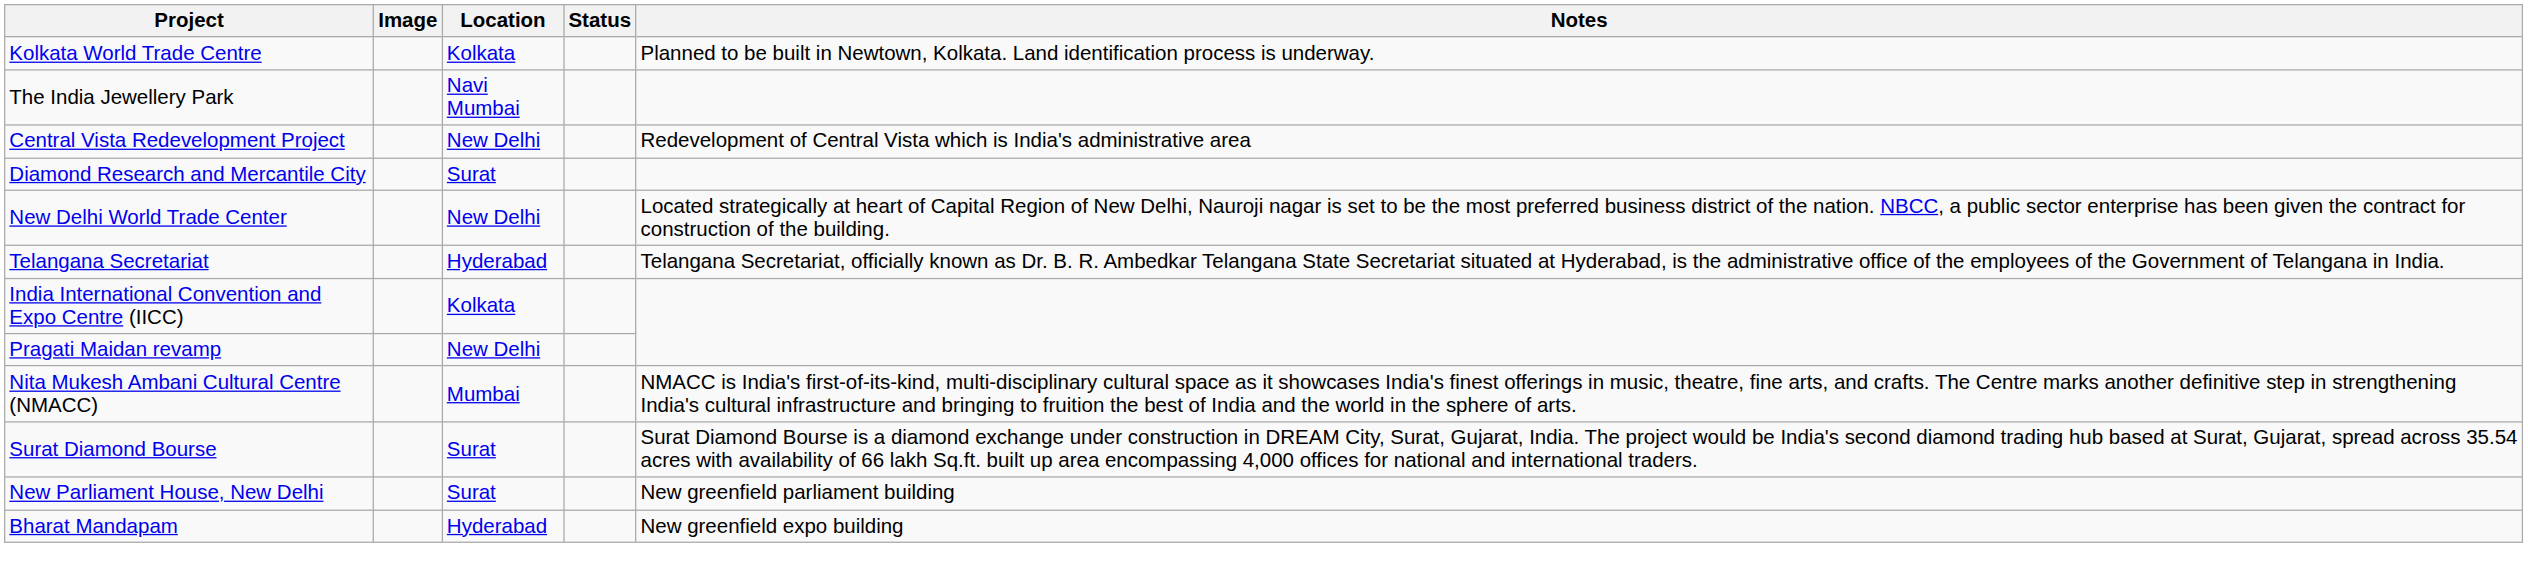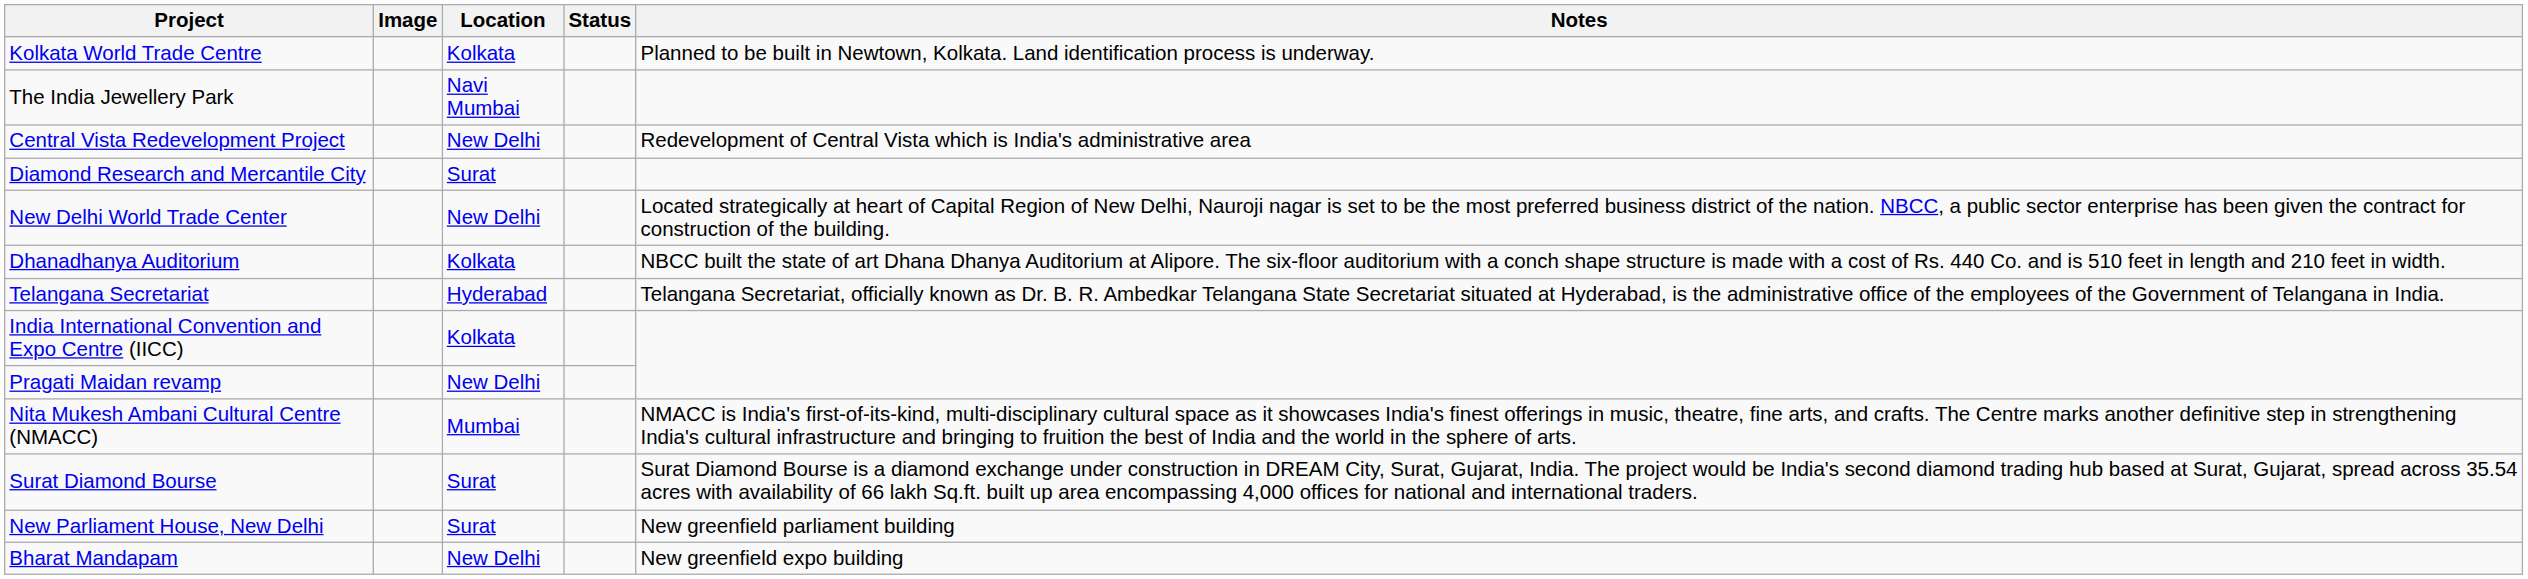+ row: (124, 261)
(497, 525) Hyderabad -> (494, 558) New Delhi
